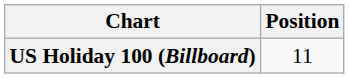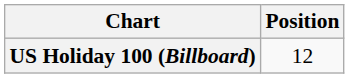(302, 55) 11 -> (302, 55) 12
